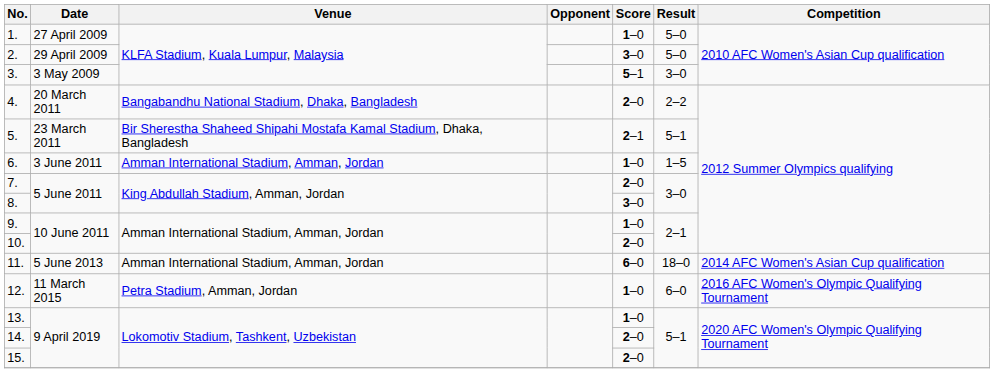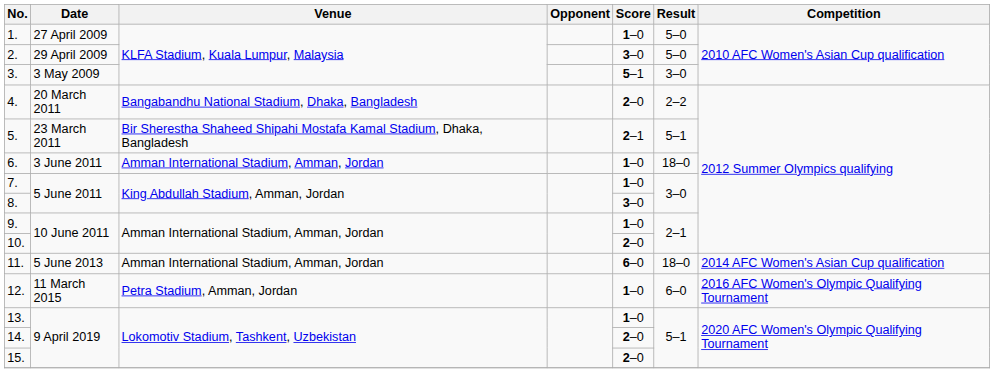(676, 163) 1–5 -> (676, 163) 18–0
(633, 183) 2–0 -> (633, 183) 1–0
